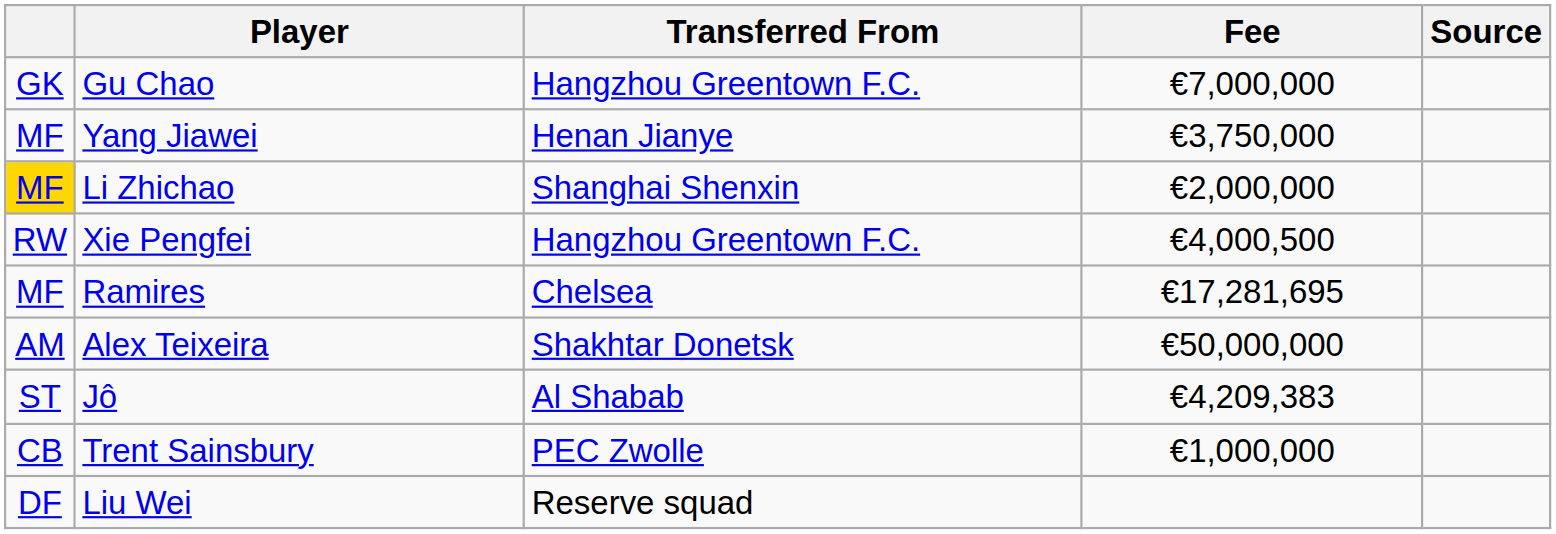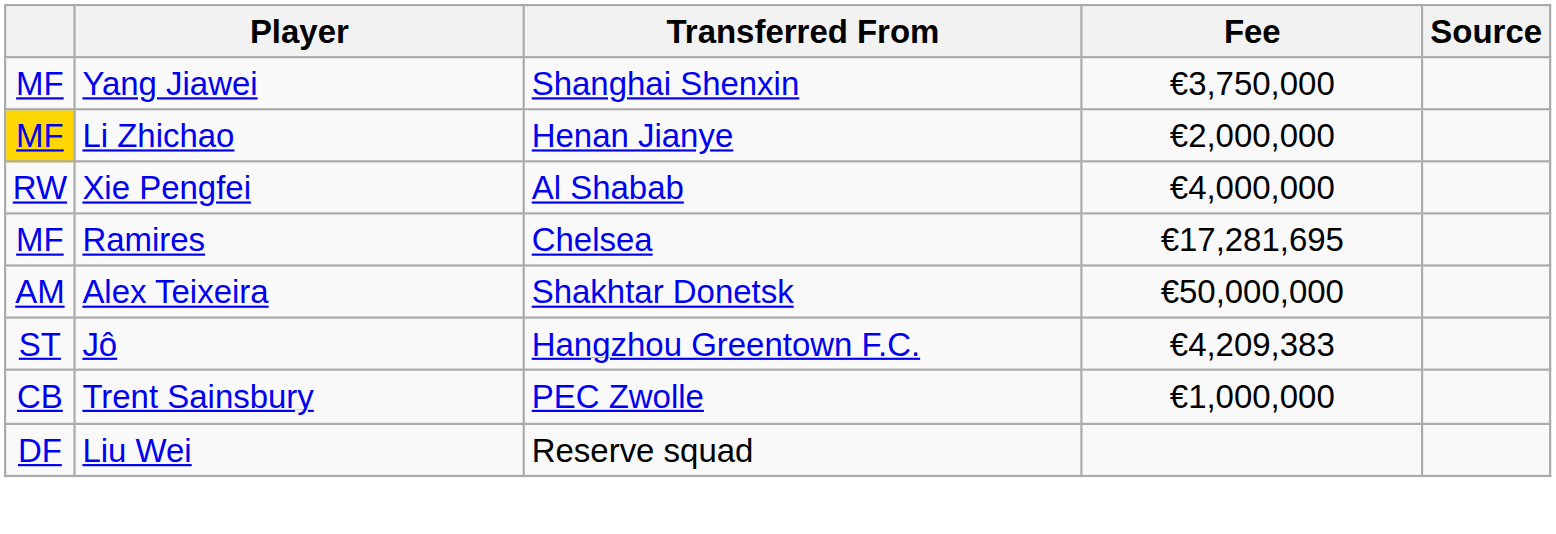- row: (148, 84)
(633, 136) Henan Jianye -> (665, 84) Shanghai Shenxin
(665, 188) Shanghai Shenxin -> (633, 136) Henan Jianye
(726, 240) Hangzhou Greentown F.C. -> (608, 188) Al Shabab
(1252, 240) €4,000,500 -> (1252, 188) €4,000,000
(608, 397) Al Shabab -> (726, 345) Hangzhou Greentown F.C.
